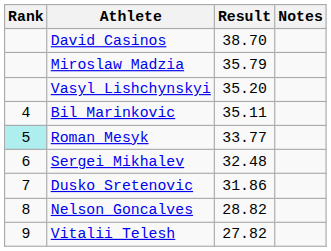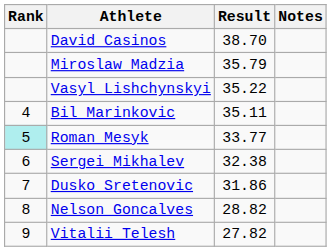(245, 89) 35.20 -> (245, 89) 35.22
(245, 162) 32.48 -> (245, 162) 32.38
